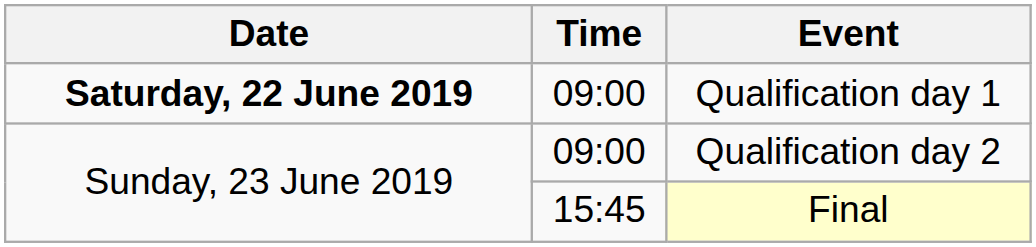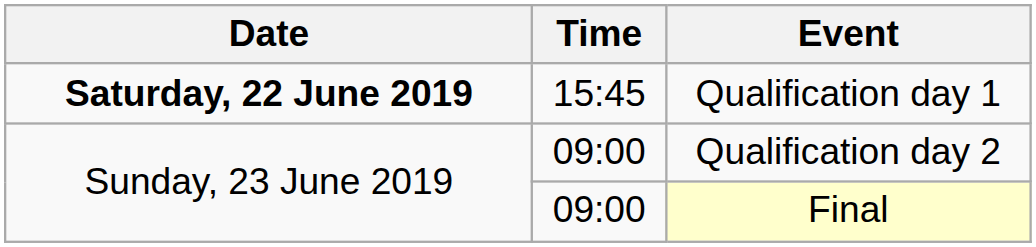(599, 92) 09:00 -> (599, 92) 15:45
(599, 210) 15:45 -> (599, 210) 09:00
